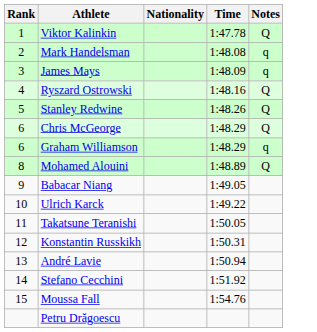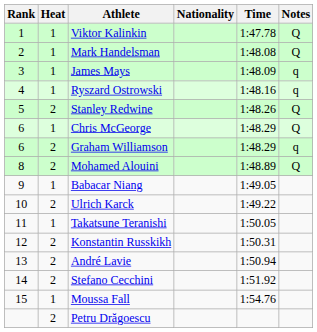+ column: (53, 14)
(266, 52) q -> (296, 52) Q
(266, 90) Q -> (296, 90) q
